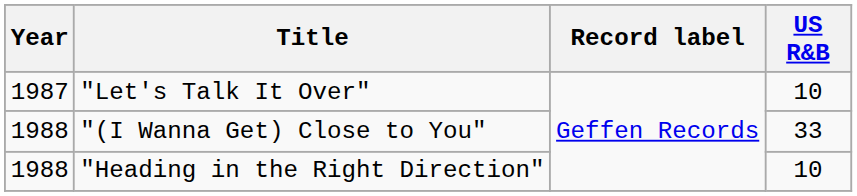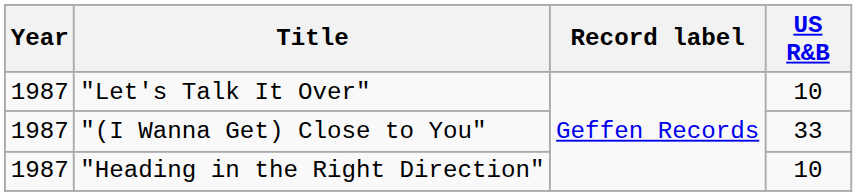(40, 131) 1988 -> (40, 131) 1987
(40, 171) 1988 -> (40, 171) 1987
